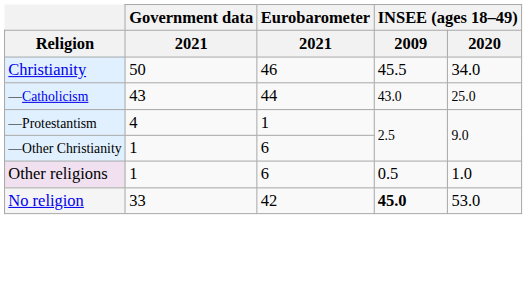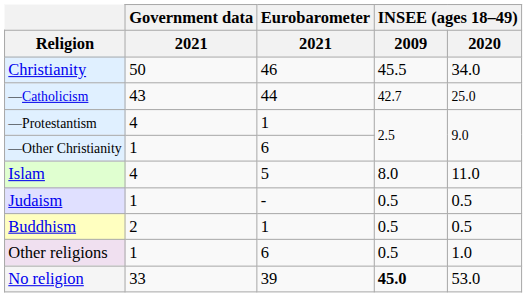(390, 97) 43.0 -> (390, 97) 42.7
+ row: (27, 174)
+ row: (35, 200)
+ row: (42, 226)
(269, 200) 42 -> (269, 278) 39
